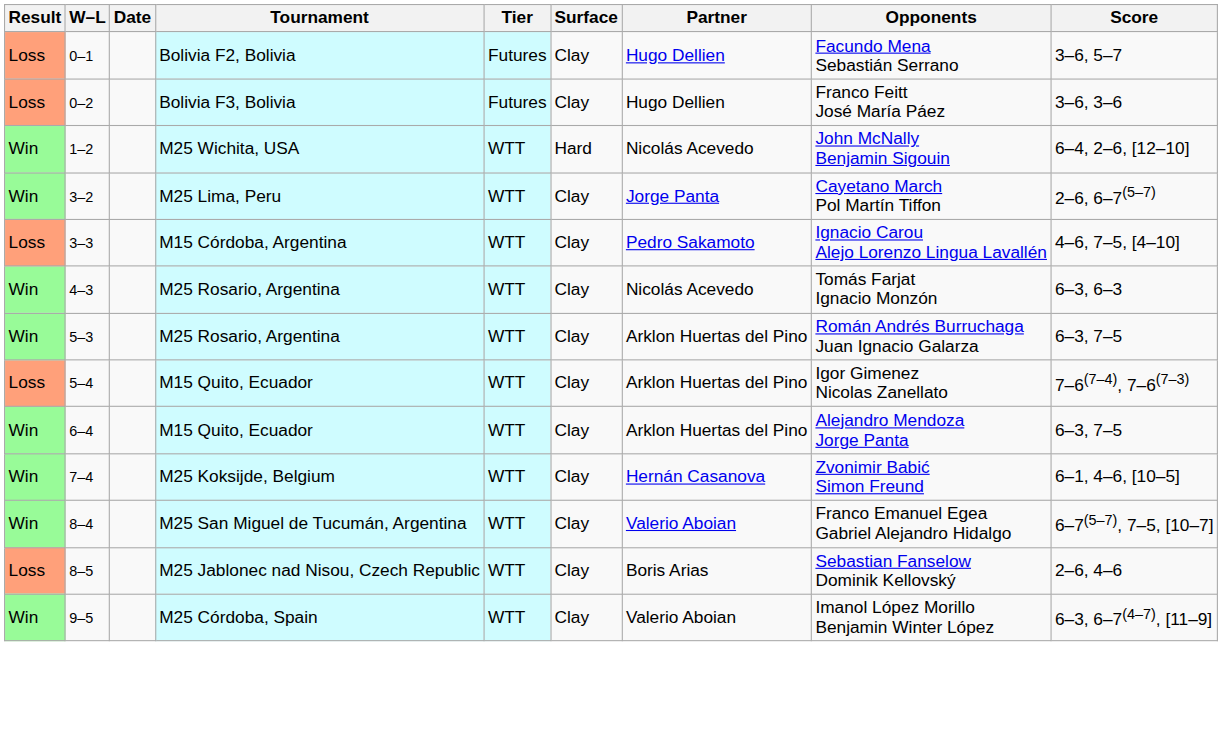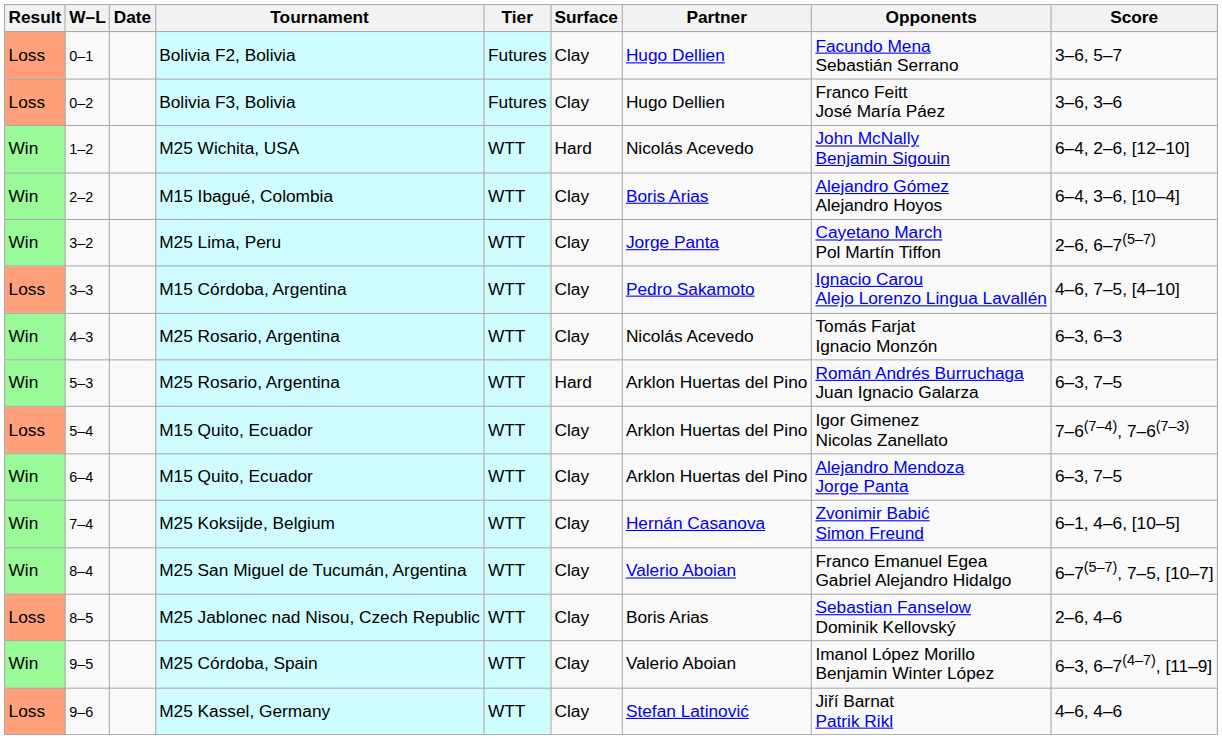+ row: (81, 196)
(572, 336) Clay -> (573, 383) Hard
+ row: (81, 712)
